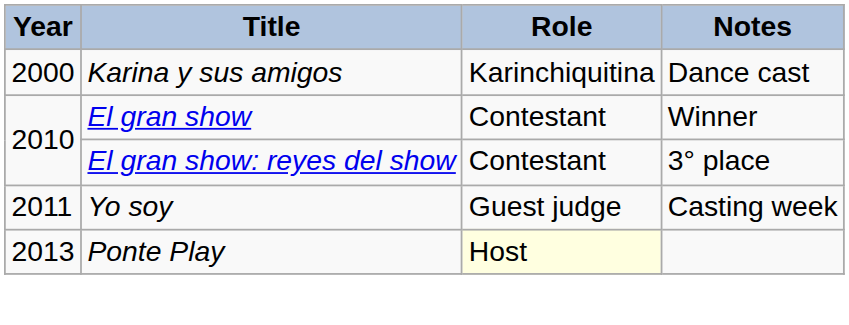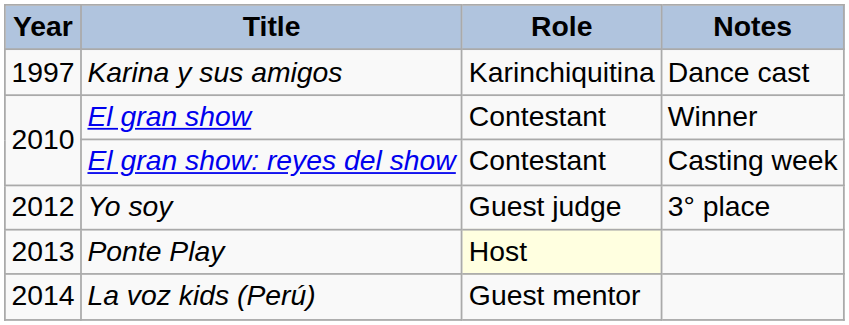(43, 71) 2000 -> (43, 71) 1997
(719, 161) 3° place -> (753, 161) Casting week
(42, 206) 2011 -> (43, 206) 2012
(753, 206) Casting week -> (719, 206) 3° place
+ row: (202, 296)
